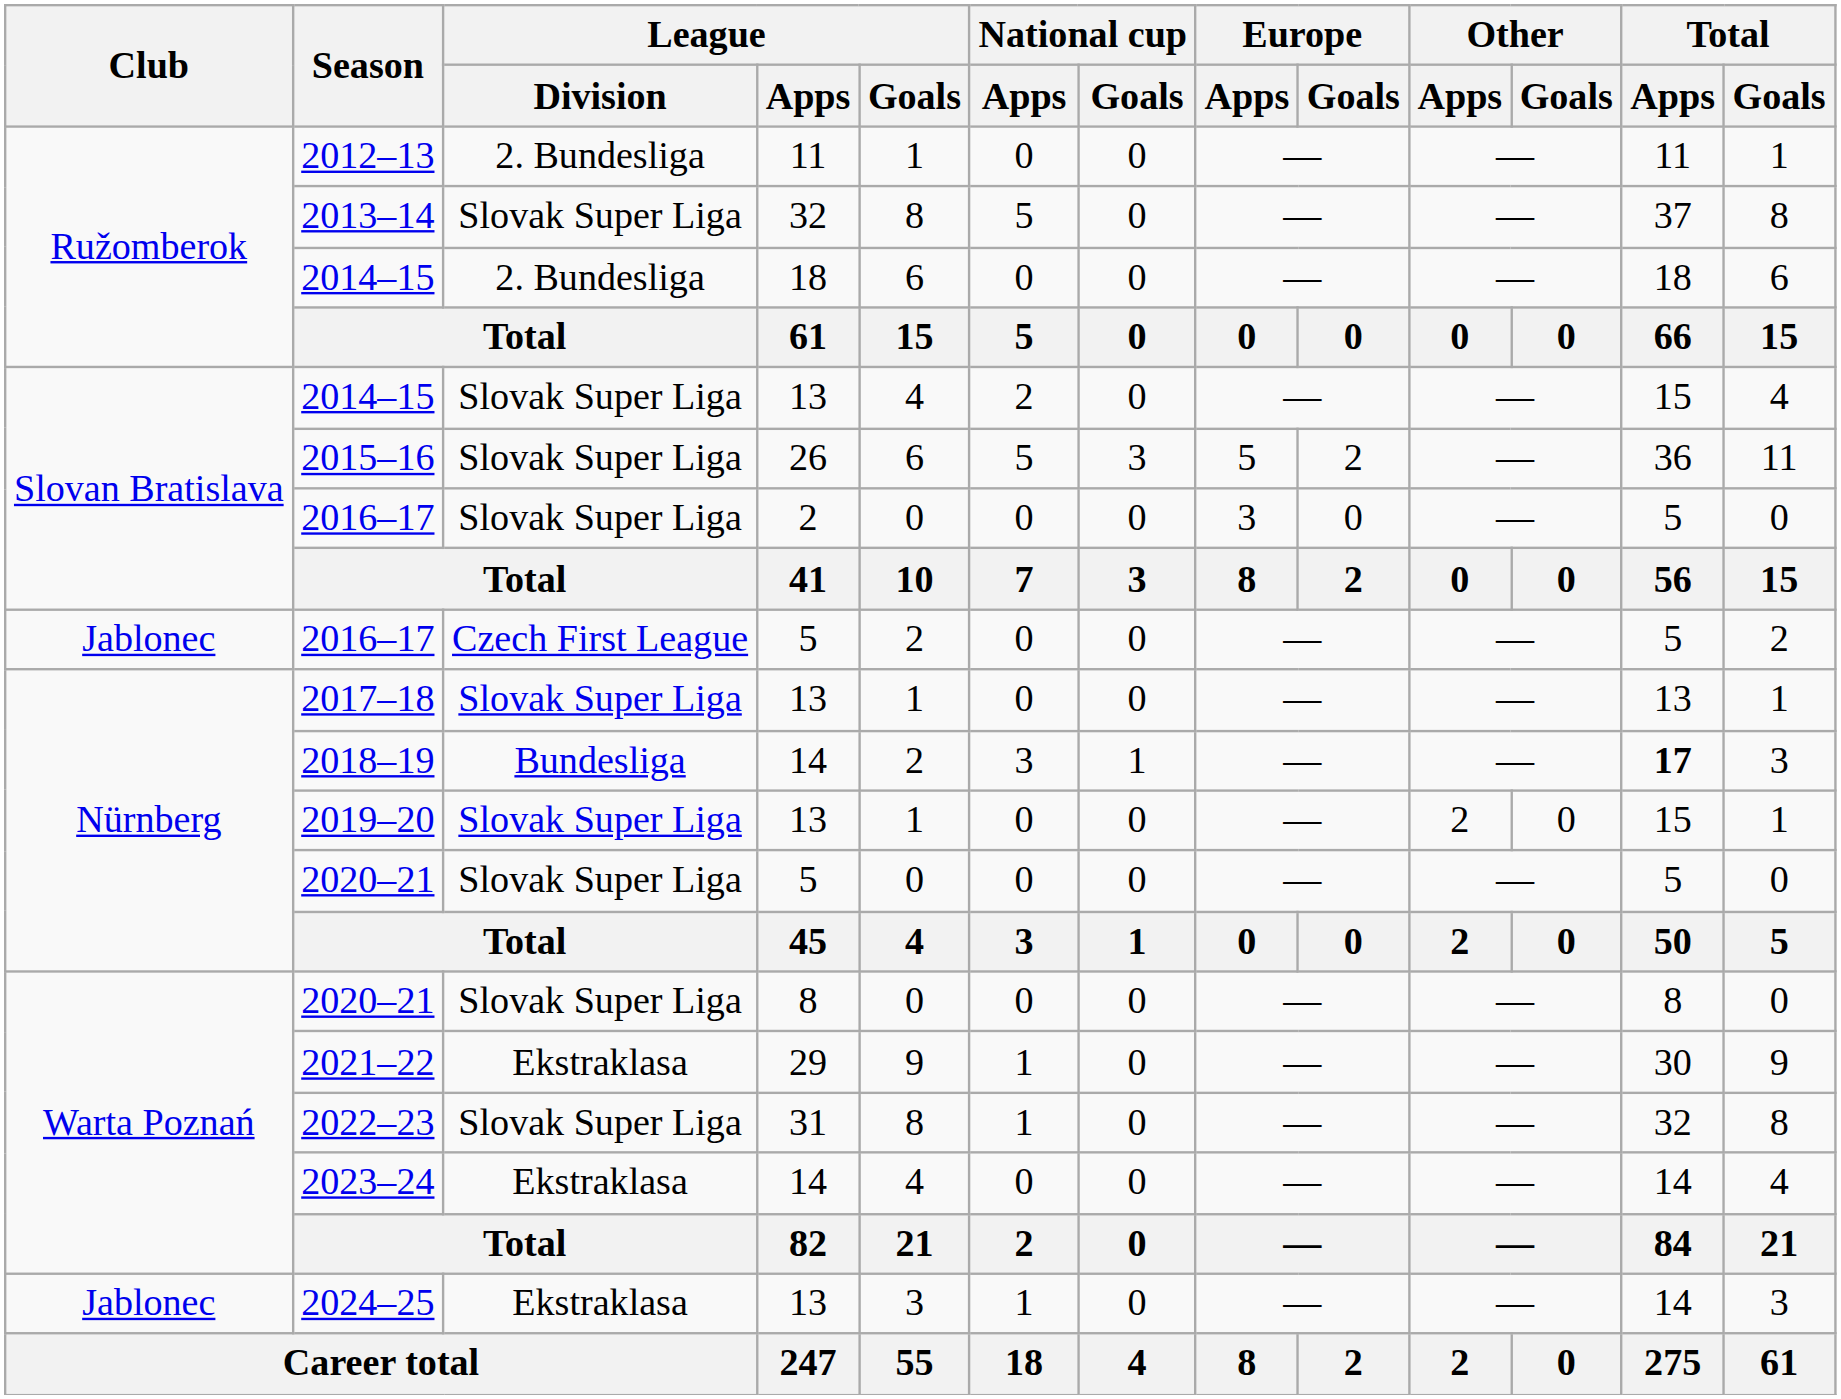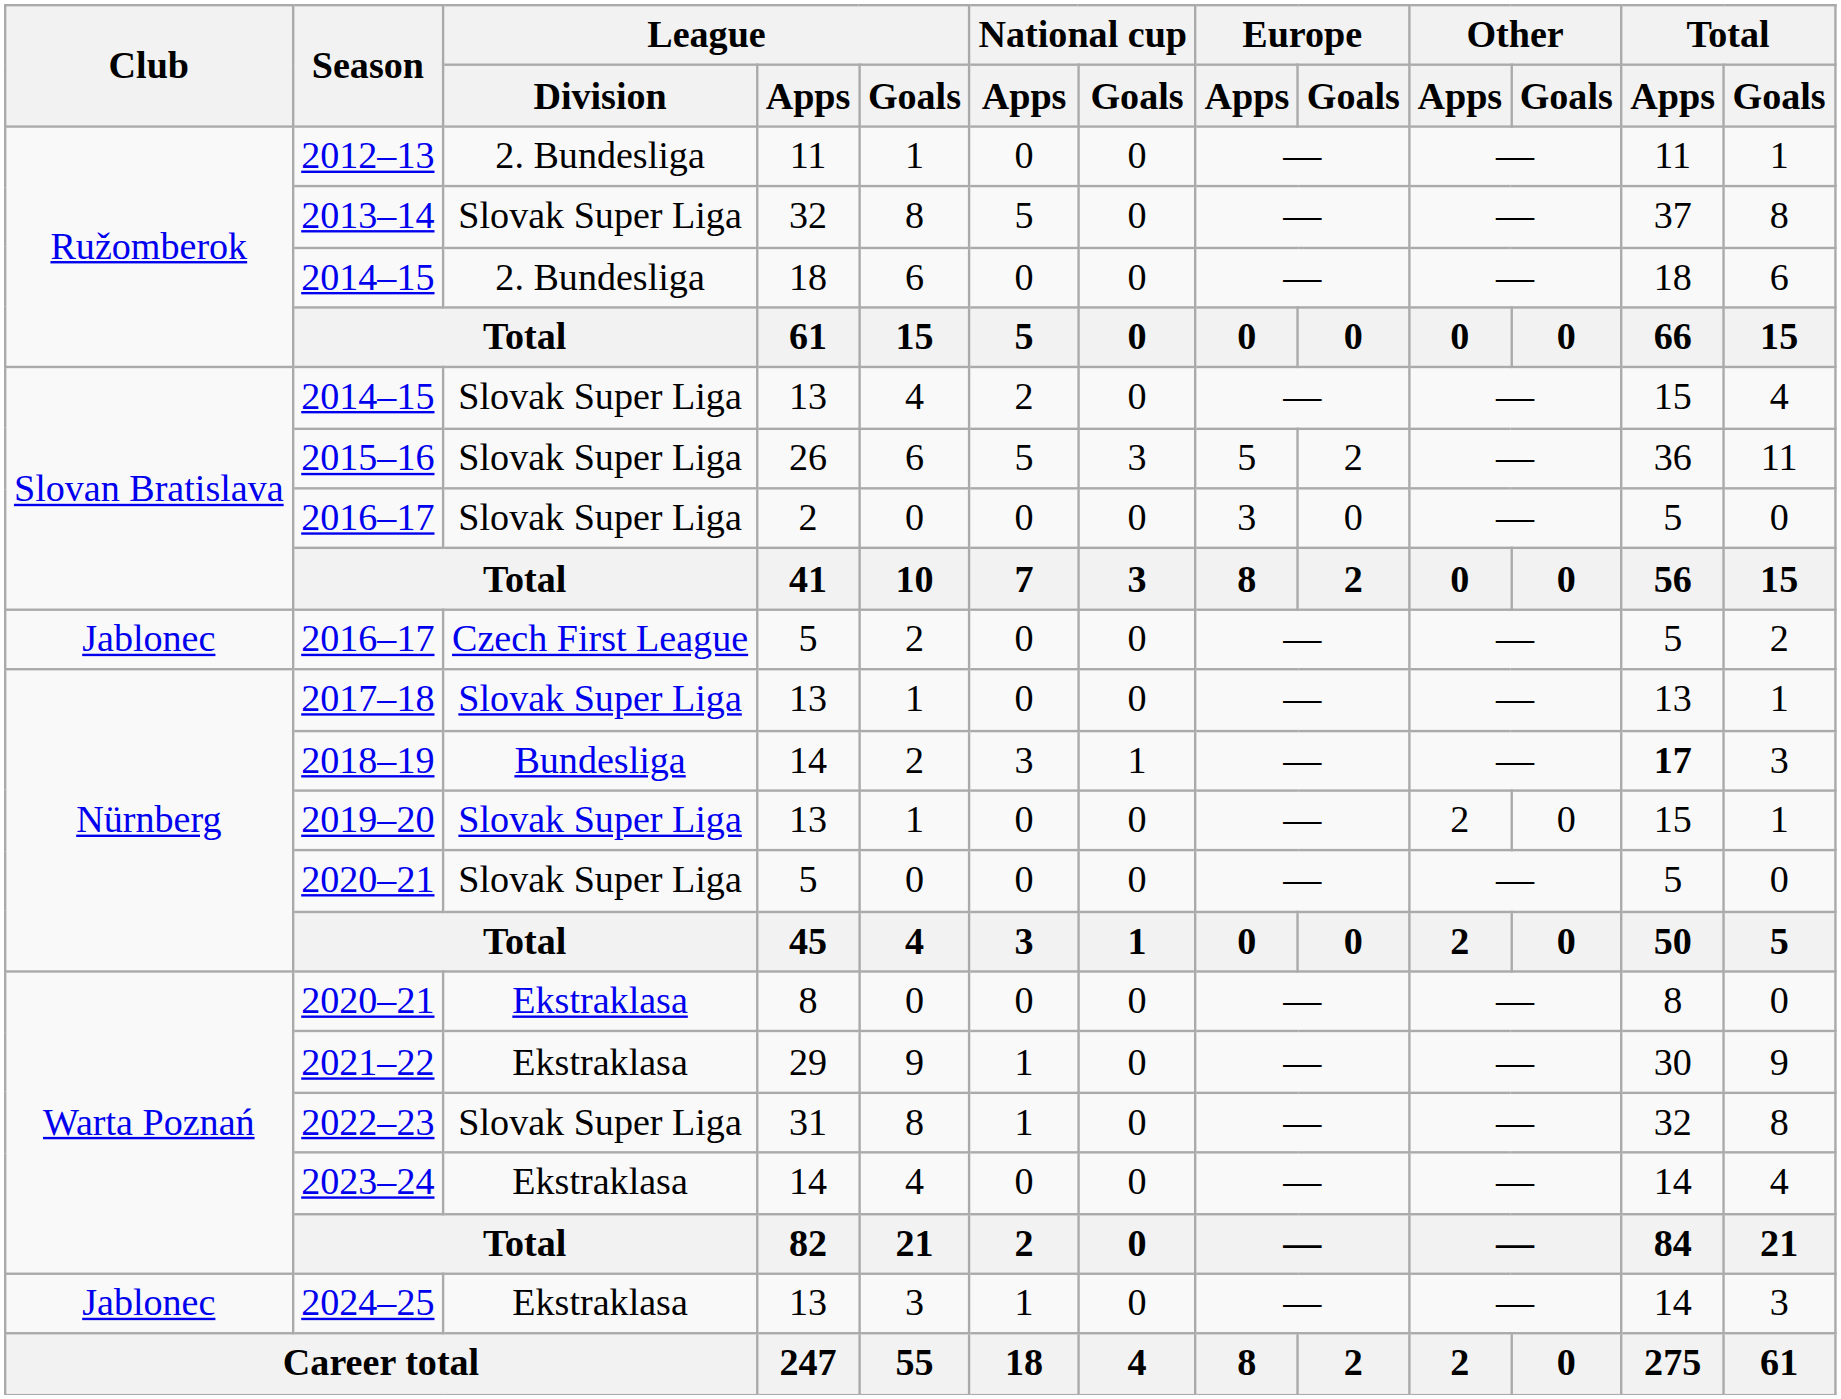(600, 1000) Slovak Super Liga -> (600, 1000) Ekstraklasa
